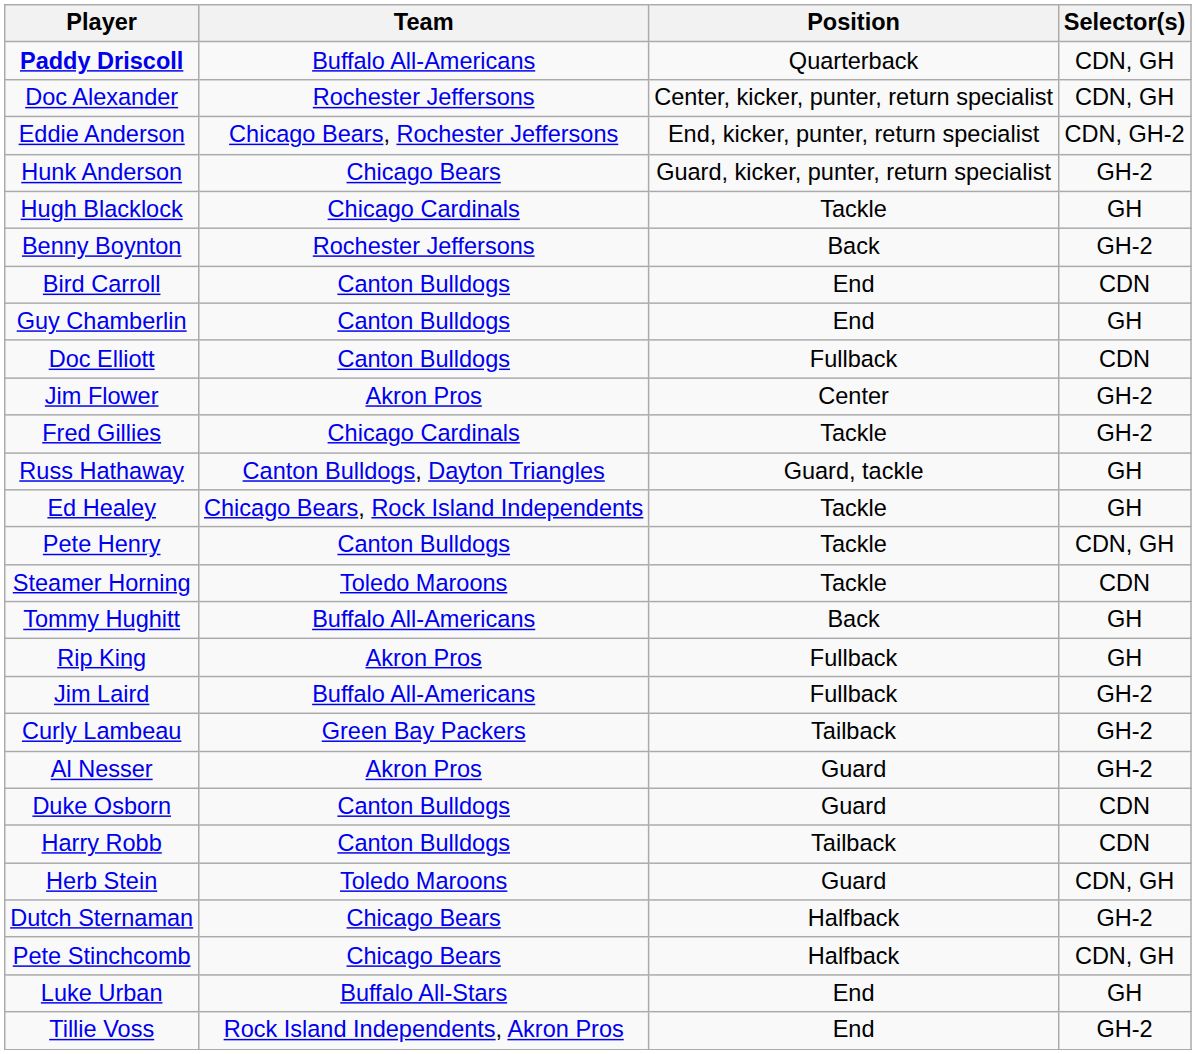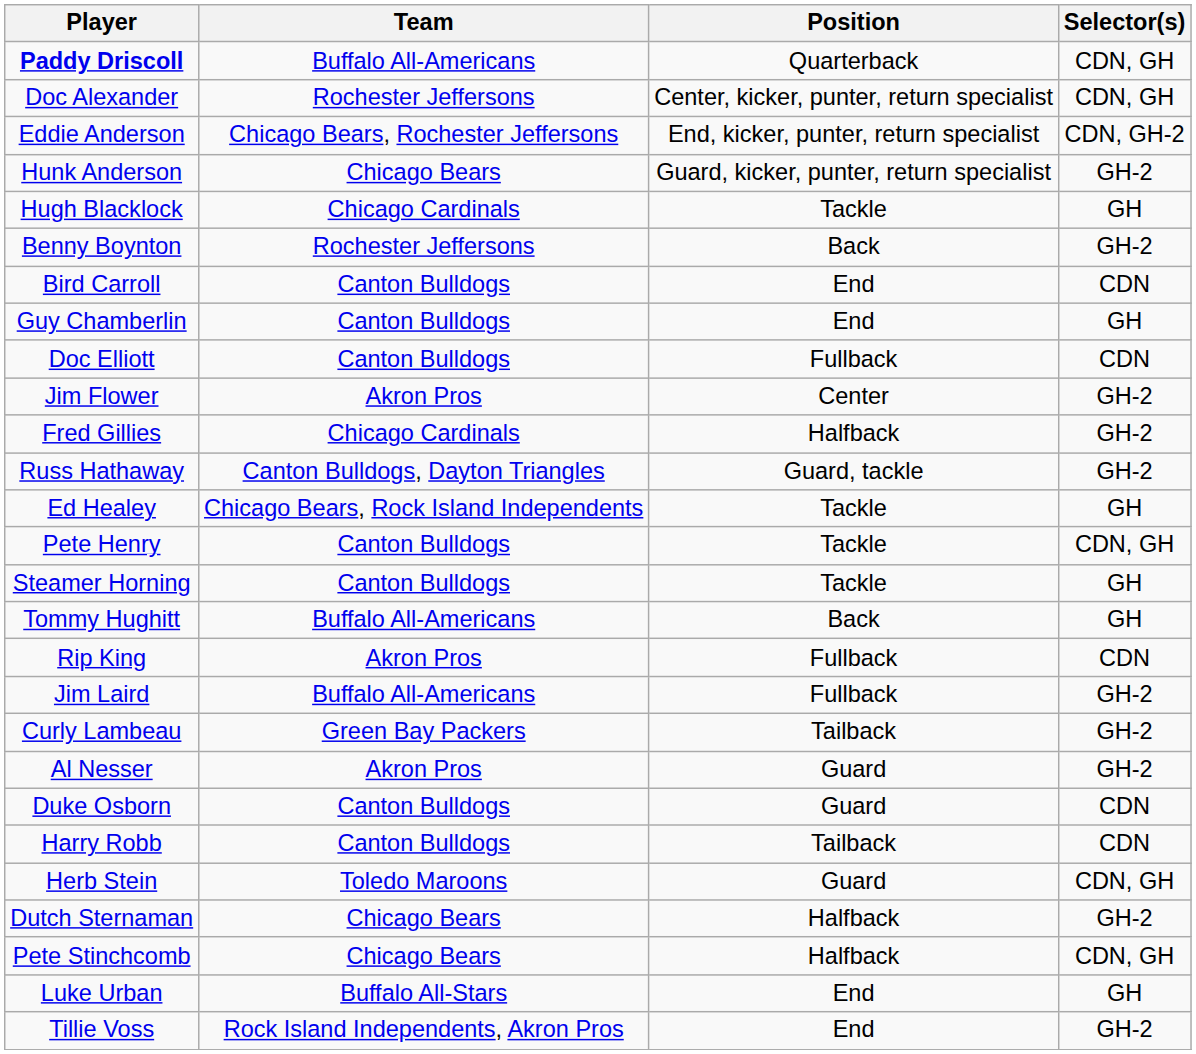(854, 433) Tackle -> (854, 433) Halfback
(1125, 470) GH -> (1125, 470) GH-2
(424, 582) Toledo Maroons -> (424, 582) Canton Bulldogs
(1125, 582) CDN -> (1125, 582) GH
(1125, 657) GH -> (1125, 657) CDN
